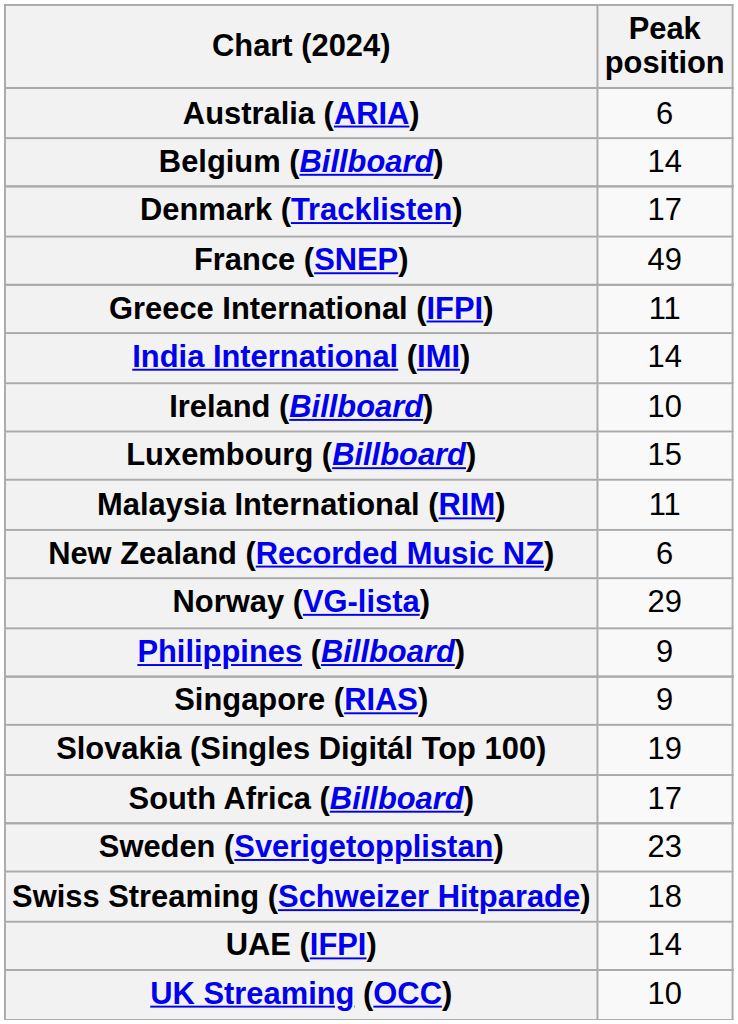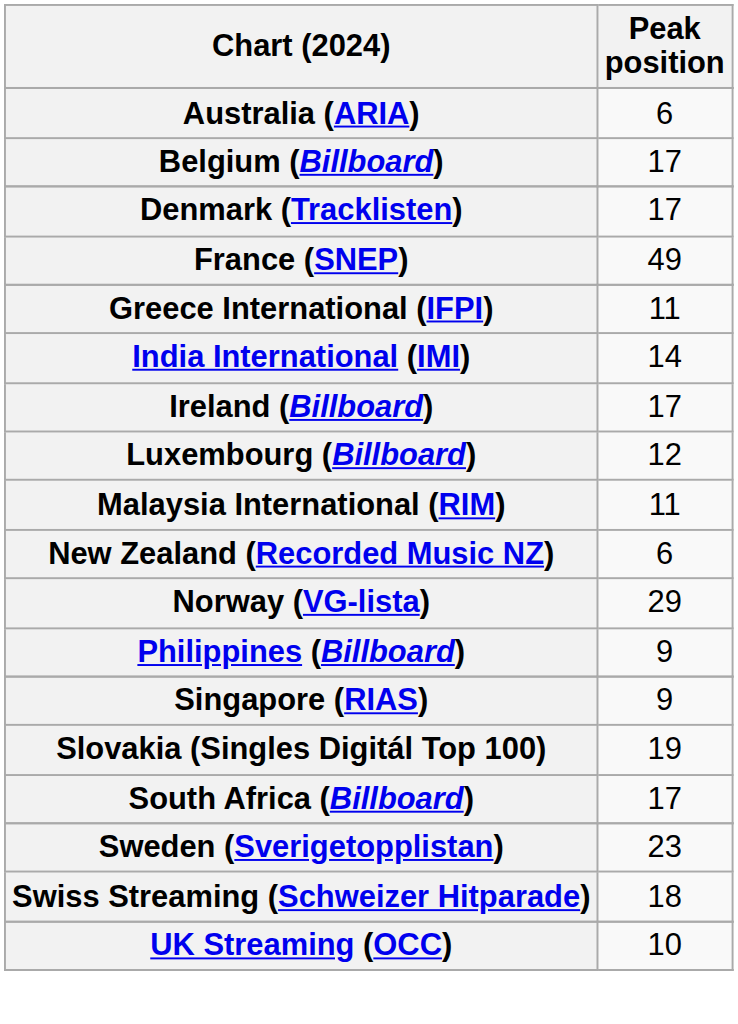(665, 161) 14 -> (665, 161) 17
(665, 406) 10 -> (665, 406) 17
(665, 455) 15 -> (665, 455) 12
- row: (301, 945)
